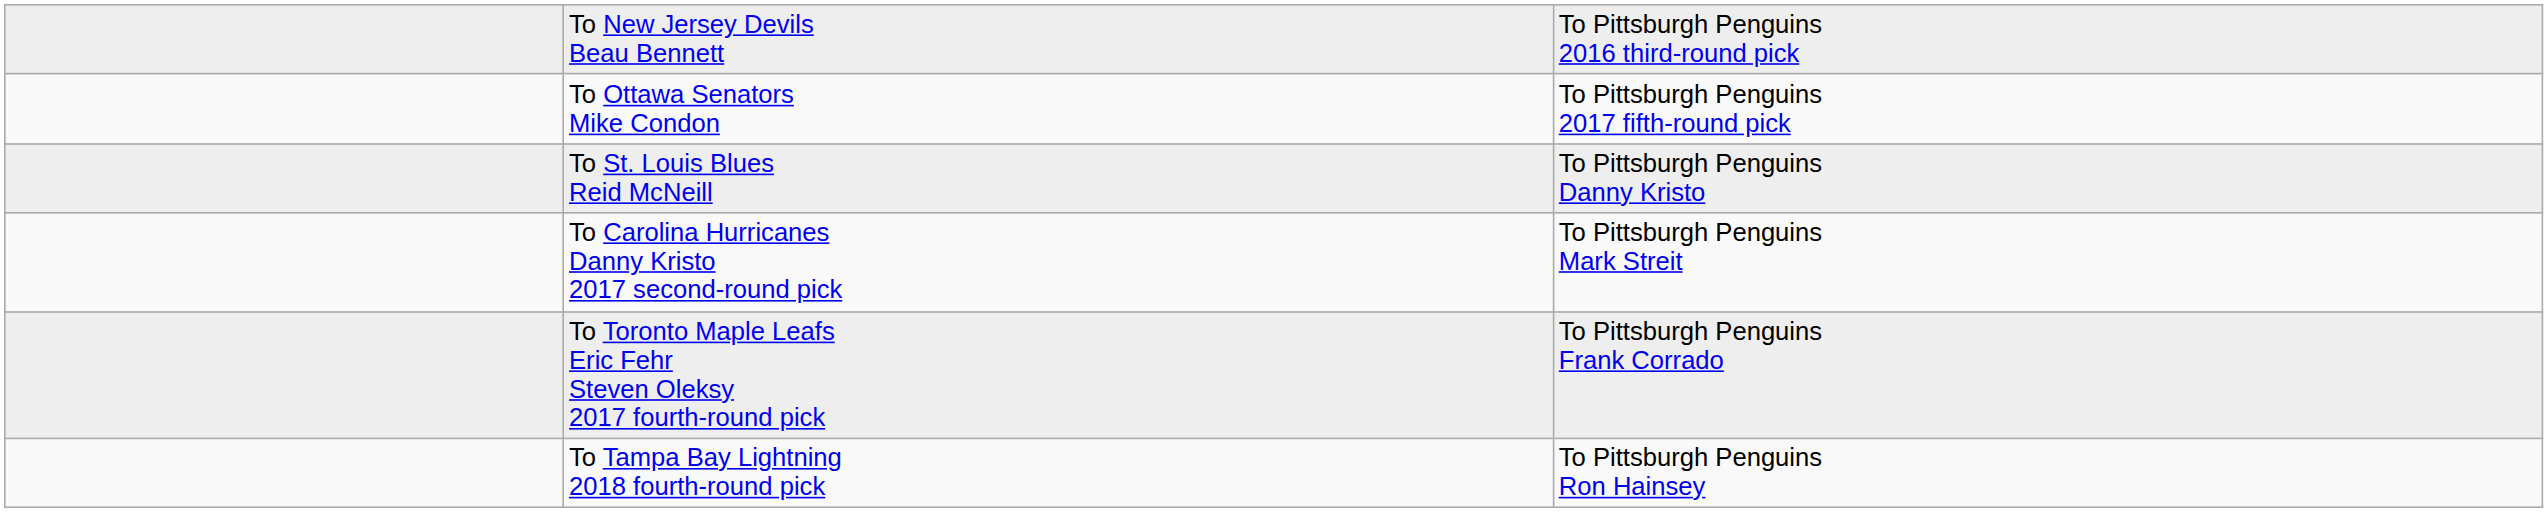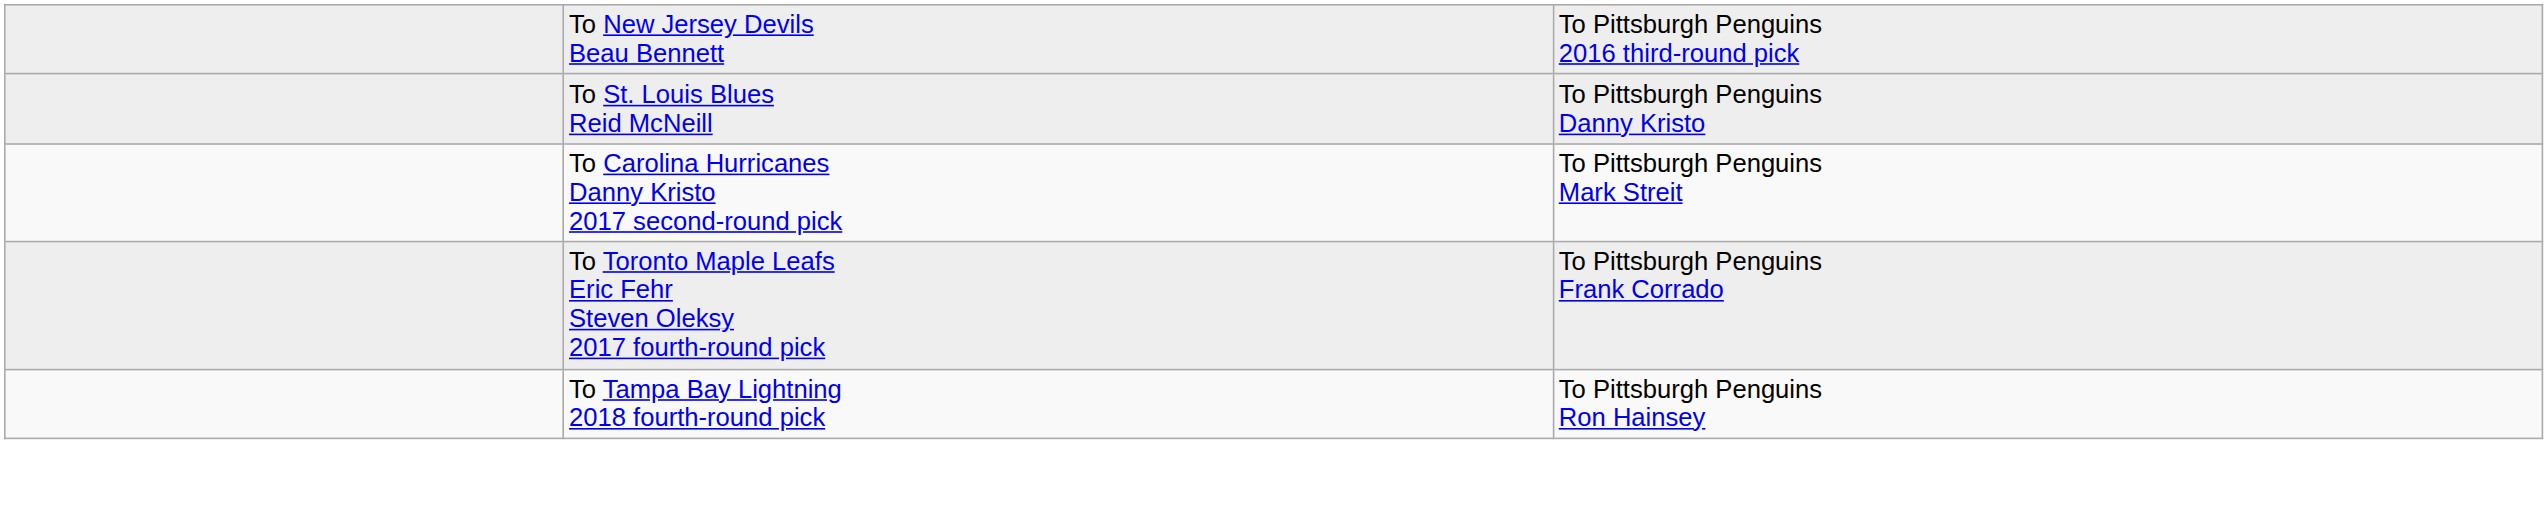- row: (681, 108)
